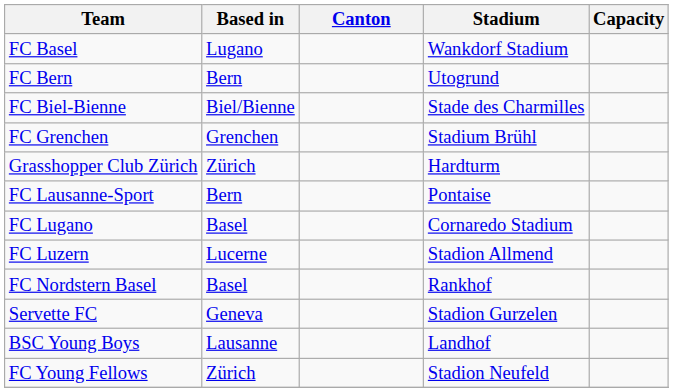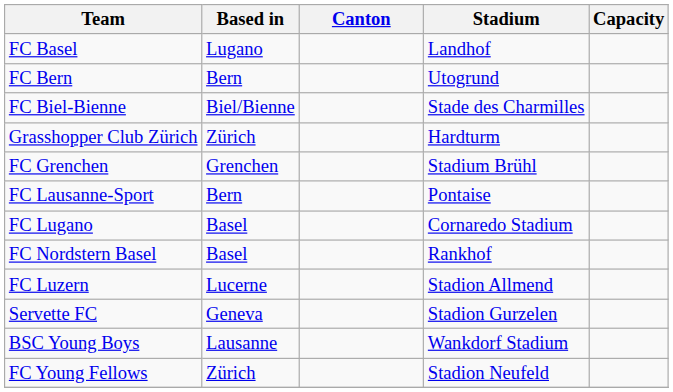(498, 48) Wankdorf Stadium -> (459, 48) Landhof
rows swapped: (103, 166) <-> (59, 136)
rows swapped: (49, 254) <-> (83, 284)
(459, 343) Landhof -> (498, 343) Wankdorf Stadium
